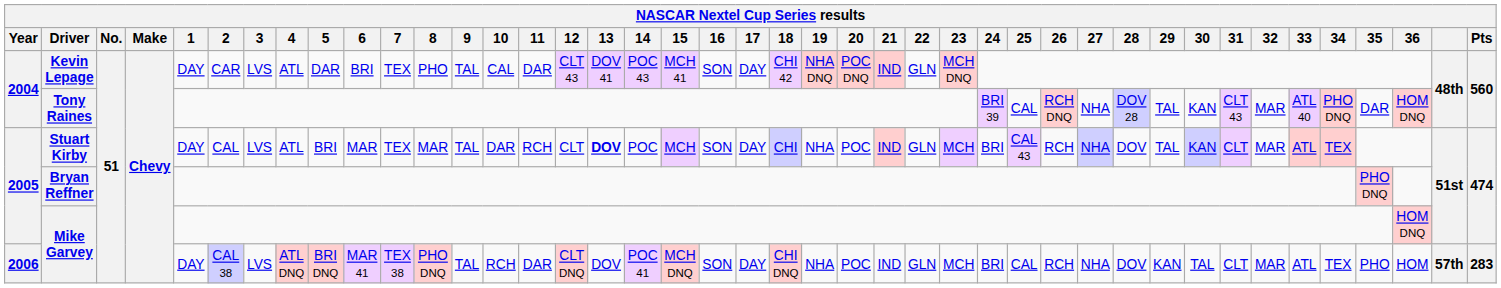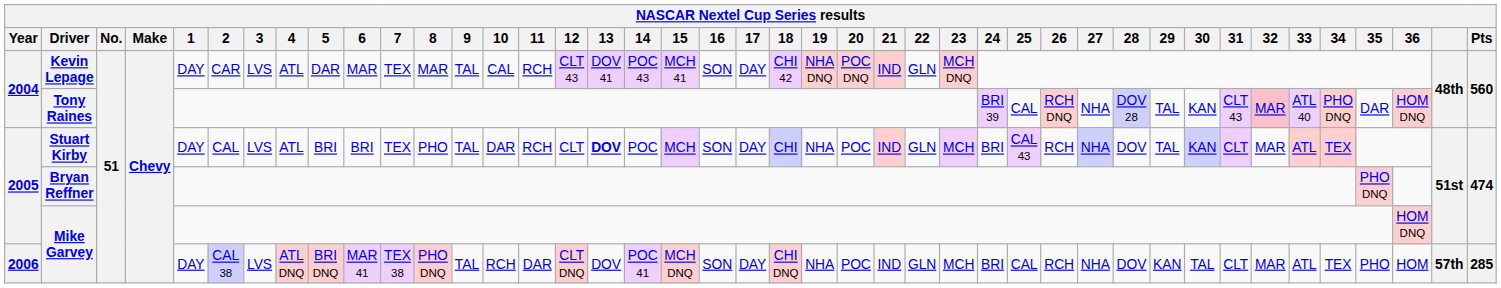(362, 69) BRI -> (362, 69) MAR
(433, 69) PHO -> (433, 69) MAR
(537, 69) DAR -> (537, 69) RCH
(1270, 108) no background -> (1270, 108) pink background
(362, 147) MAR -> (362, 147) BRI
(433, 147) MAR -> (433, 147) PHO
(1482, 264) 283 -> (1482, 264) 285
